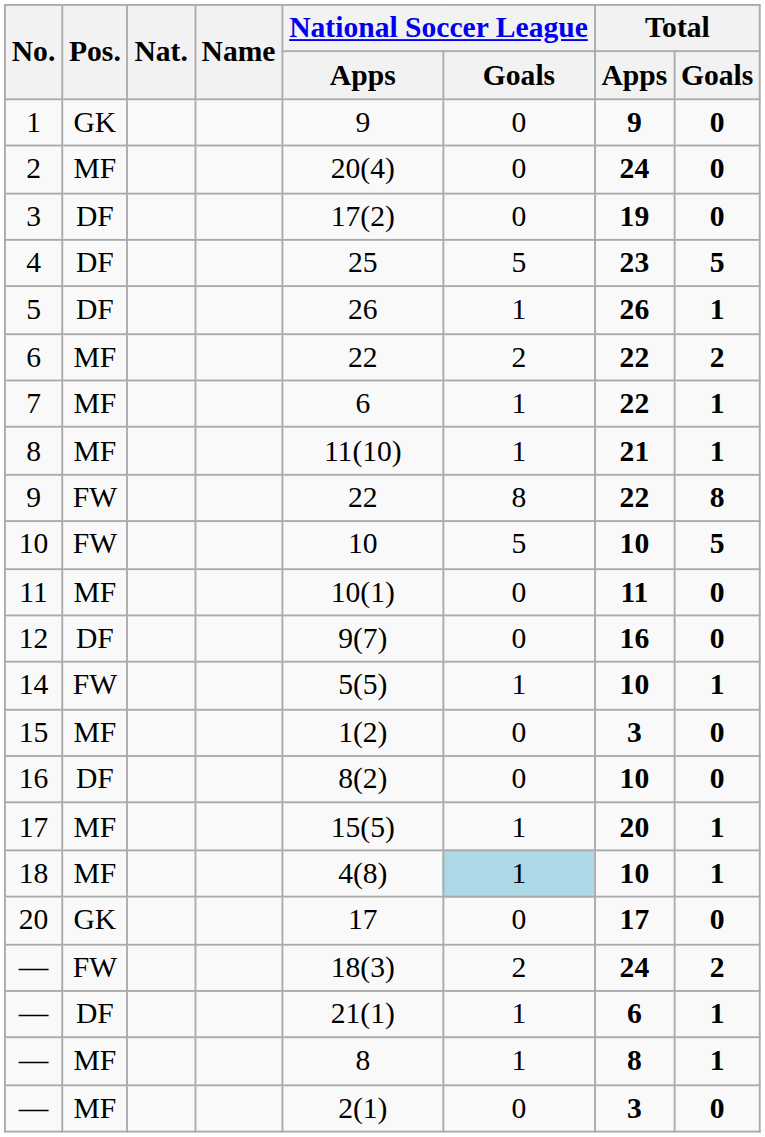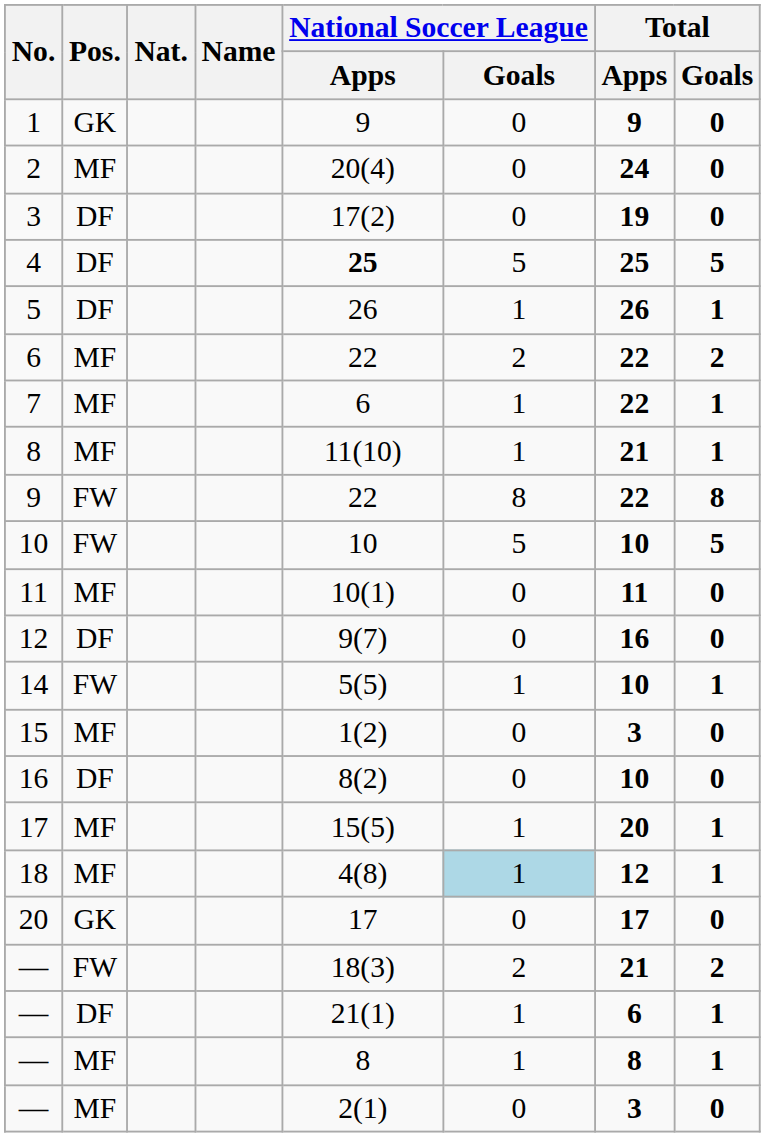(363, 262) normal -> (363, 262) bold
(634, 262) 23 -> (634, 262) 25
(634, 872) 10 -> (634, 872) 12
(634, 966) 24 -> (634, 966) 21
